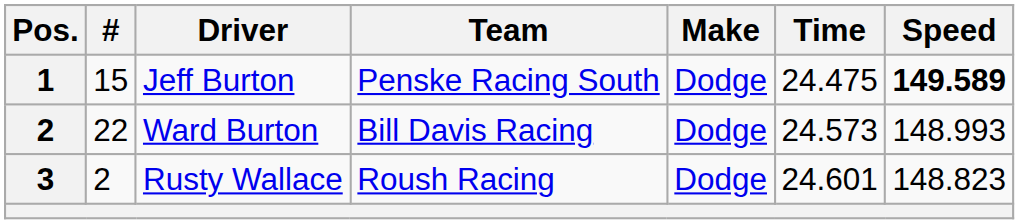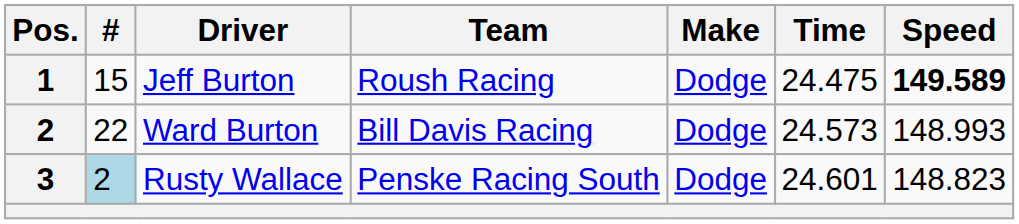(509, 80) Penske Racing South -> (456, 80) Roush Racing
(102, 180) no background -> (102, 180) lightblue background
(456, 180) Roush Racing -> (509, 180) Penske Racing South
